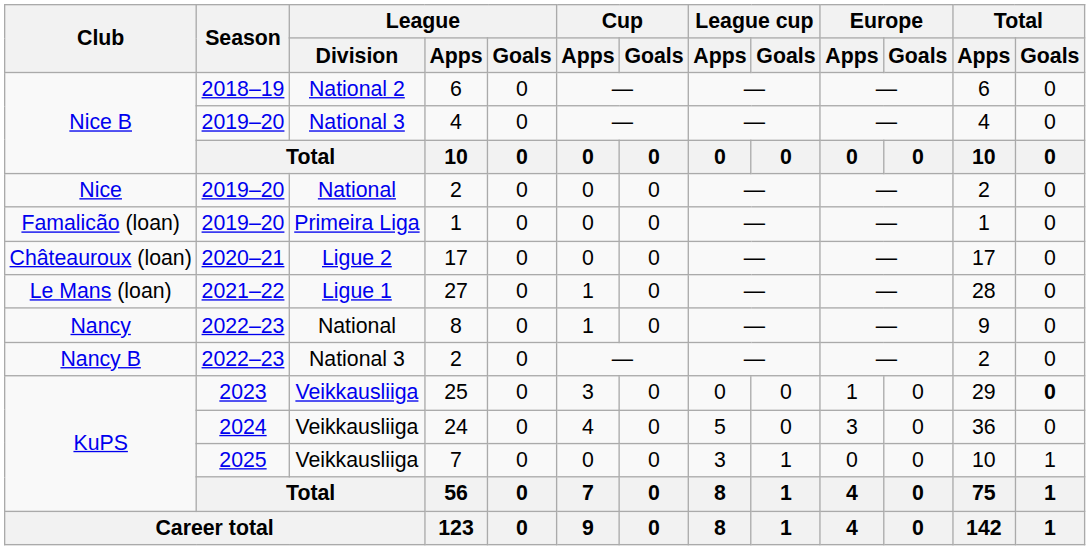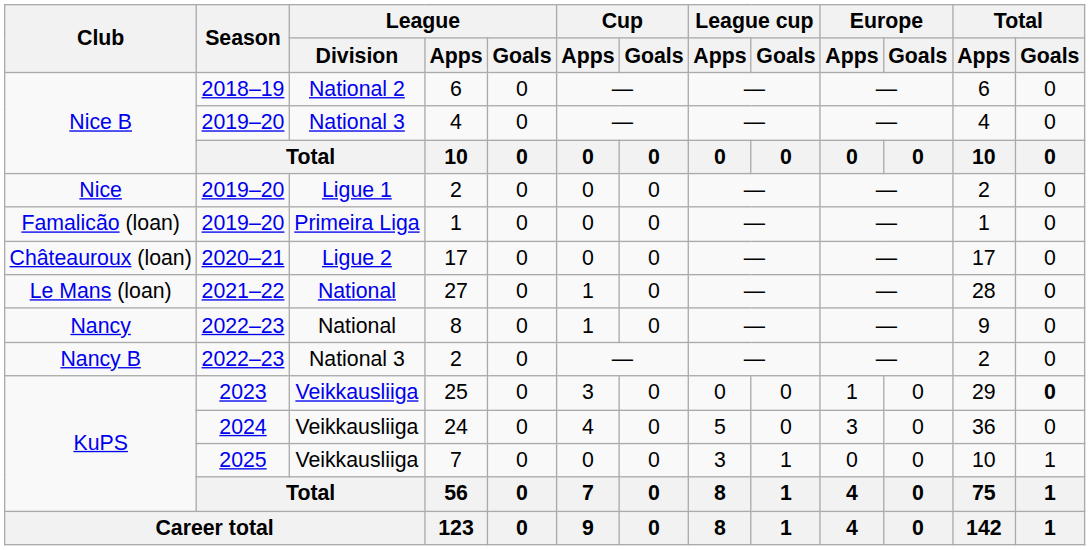(357, 190) National -> (357, 190) Ligue 1
(357, 291) Ligue 1 -> (357, 291) National
